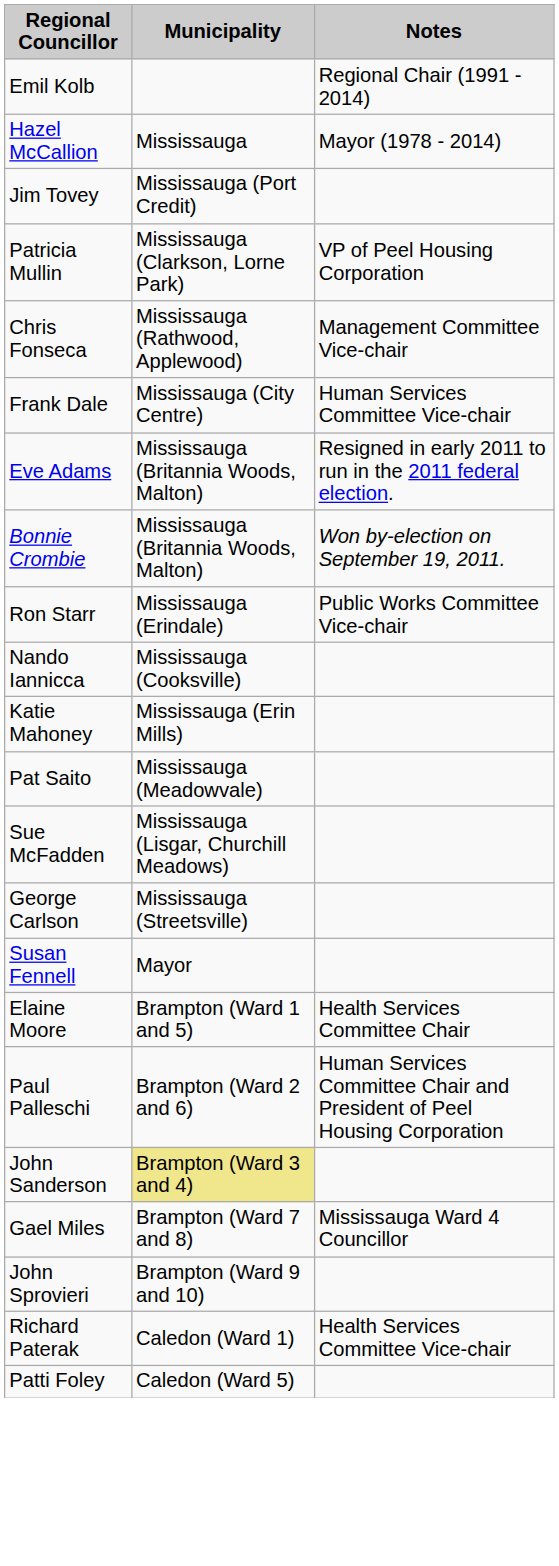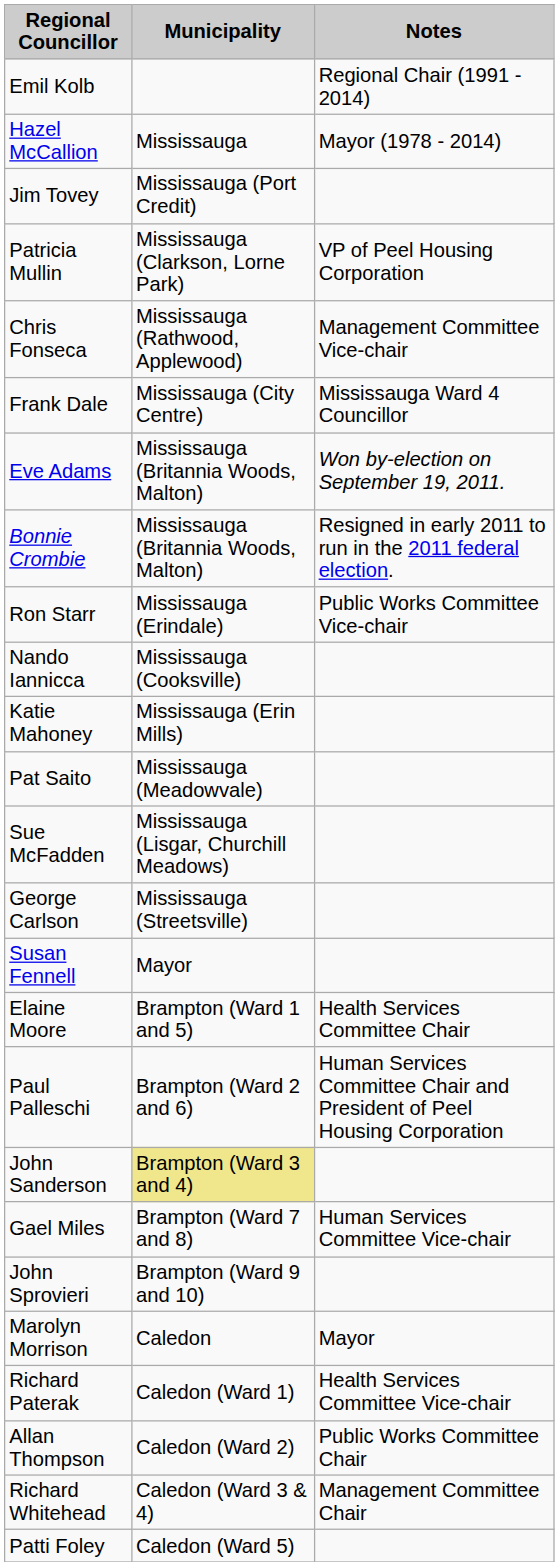(415, 405) Human Services Committee Vice-chair -> (409, 405) Mississauga Ward 4 Councillor
(432, 471) Resigned in early 2011 to run in the 2011 federal election. -> (412, 471) Won by-election on September 19, 2011.
(412, 548) Won by-election on September 19, 2011. -> (432, 548) Resigned in early 2011 to run in the 2011 federal election.
(409, 1228) Mississauga Ward 4 Councillor -> (415, 1228) Human Services Committee Vice-chair
+ row: (48, 1338)
+ row: (57, 1447)
+ row: (57, 1502)
